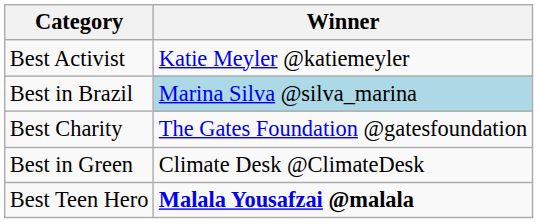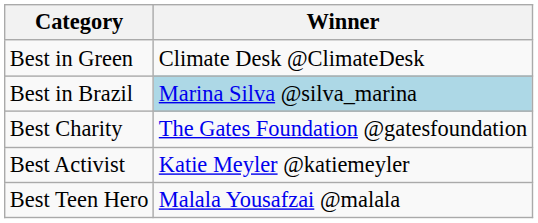rows swapped: (67, 57) <-> (71, 164)
(286, 199) bold -> (280, 199) normal
